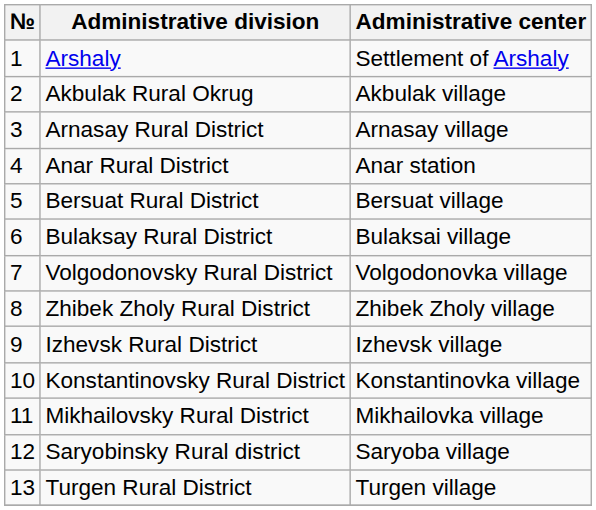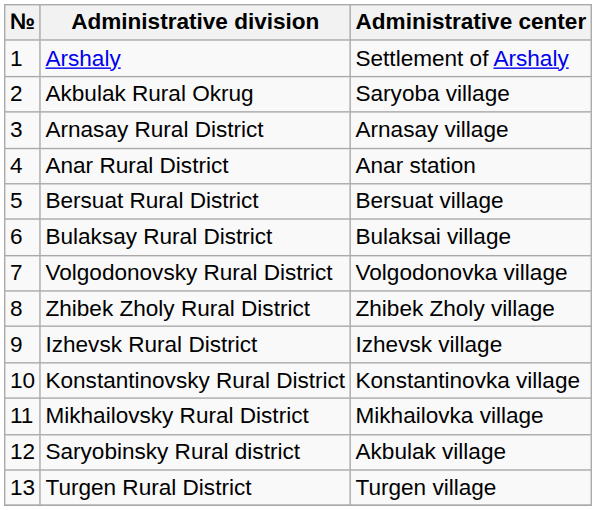(431, 93) Akbulak village -> (433, 93) Saryoba village
(433, 451) Saryoba village -> (431, 451) Akbulak village
